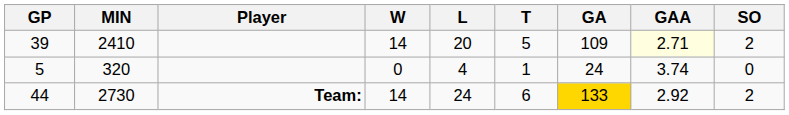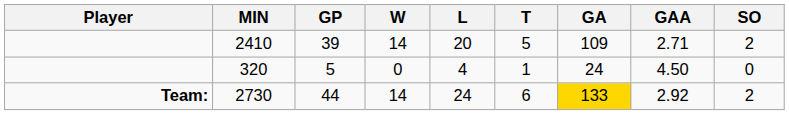columns swapped: (262, 17) <-> (40, 17)
(673, 43) lightyellow background -> (673, 43) no background
(673, 69) 3.74 -> (673, 69) 4.50
